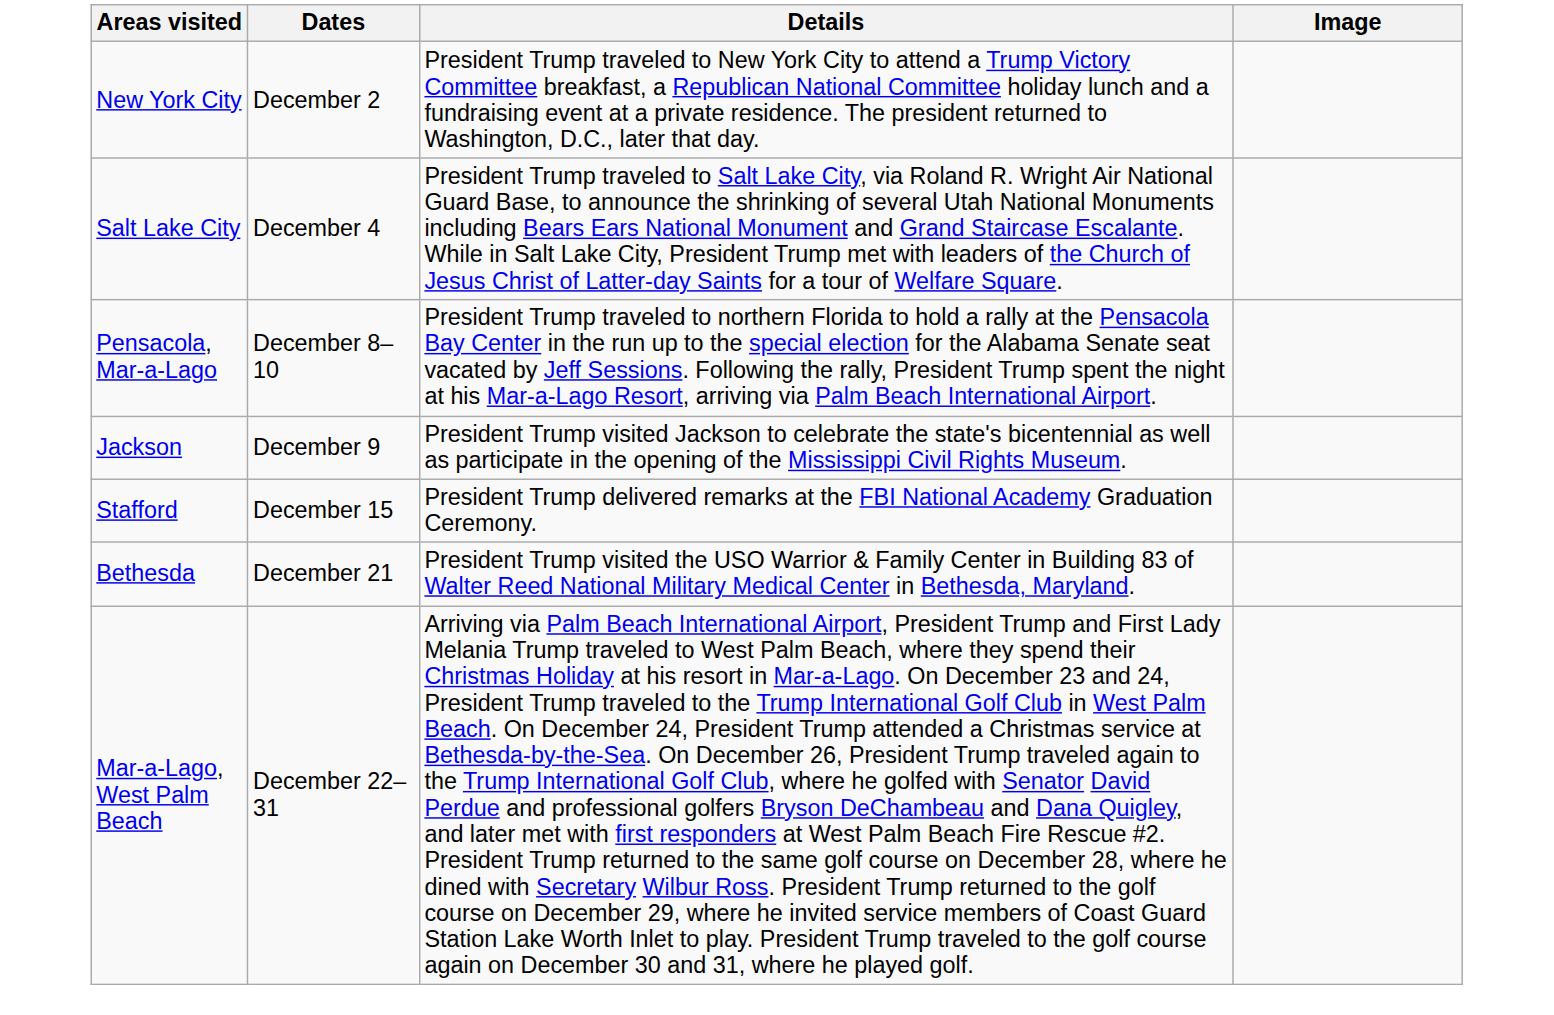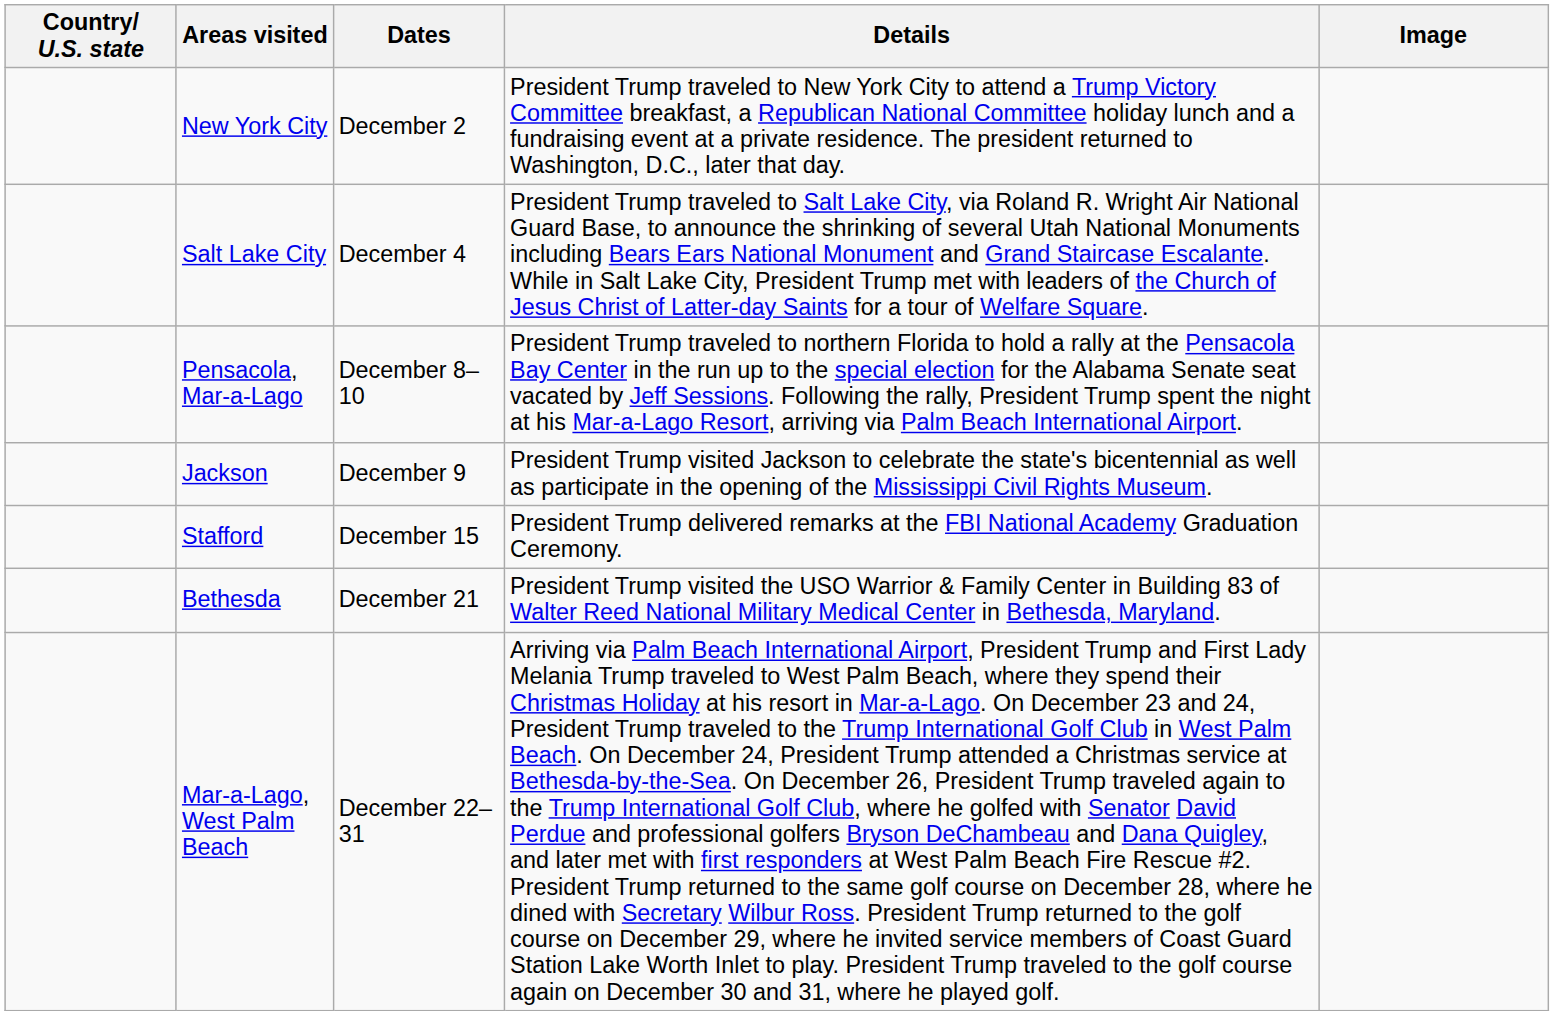+ column: (91, 36)
